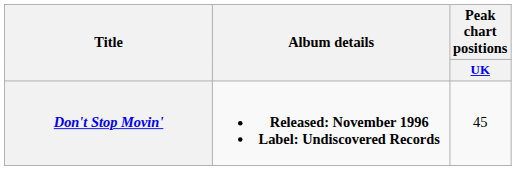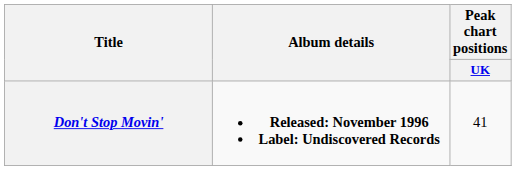(480, 123) 45 -> (480, 123) 41
